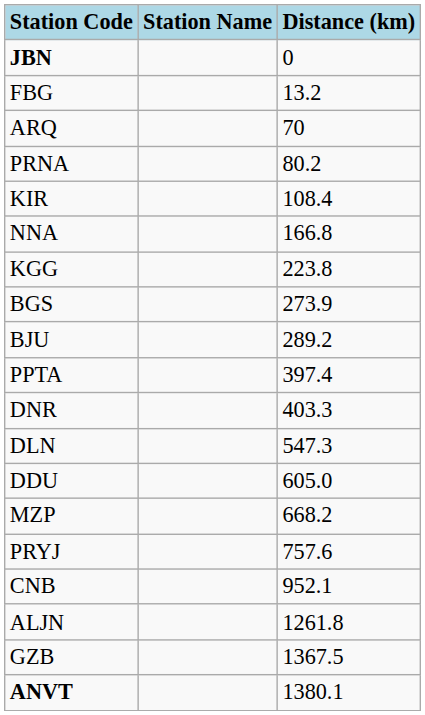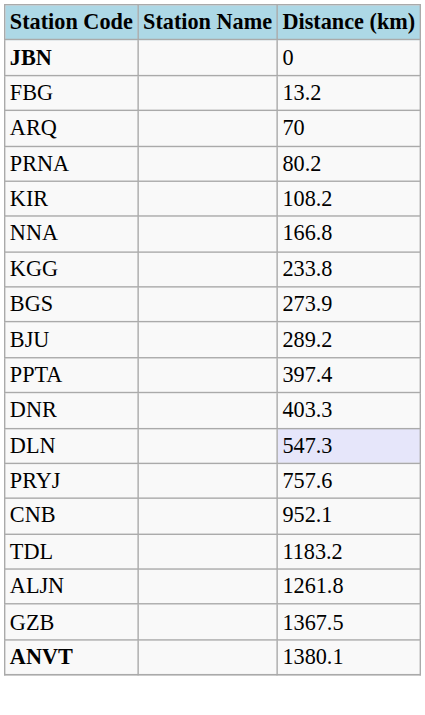(307, 198) 108.4 -> (307, 198) 108.2
(307, 269) 223.8 -> (307, 269) 233.8
(307, 445) no background -> (307, 445) lavender background
- row: (34, 480)
- row: (33, 515)
+ row: (31, 551)
